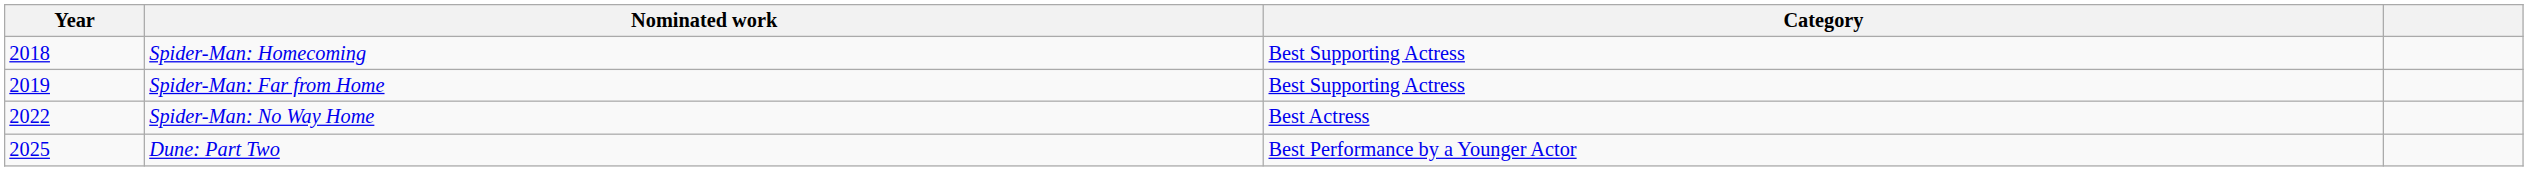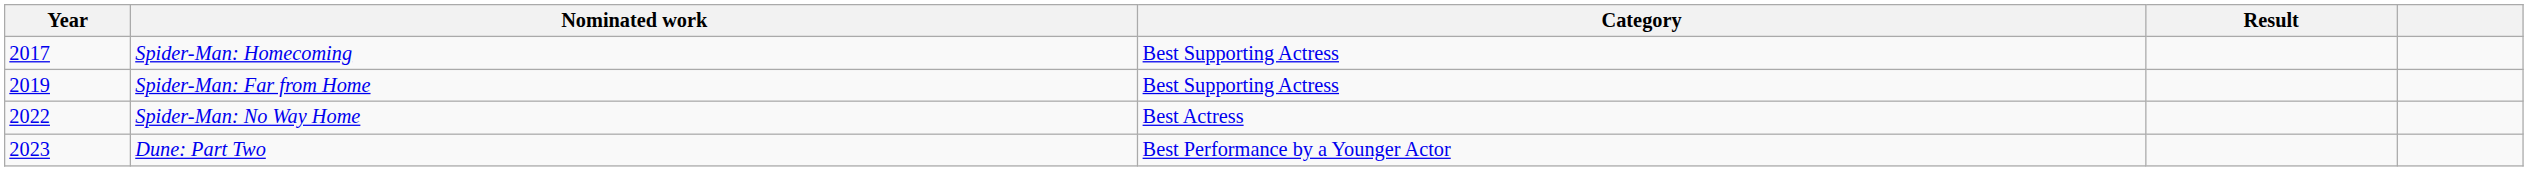+ column: (2271, 20)
(30, 52) 2018 -> (30, 52) 2017
(30, 149) 2025 -> (30, 149) 2023
